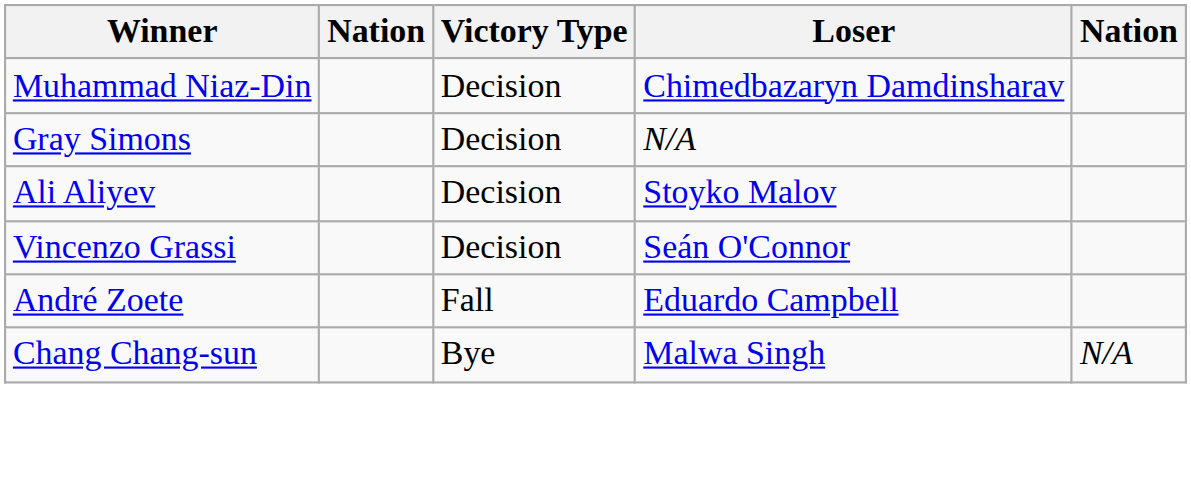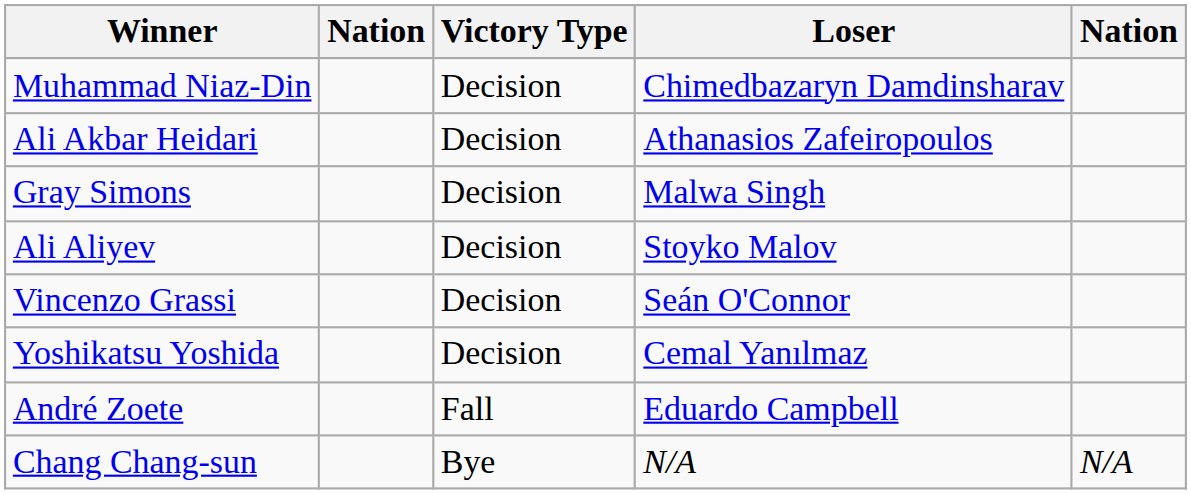+ row: (135, 138)
(670, 138) N/A -> (734, 192) Malwa Singh
+ row: (146, 354)
(734, 354) Malwa Singh -> (670, 461) N/A
